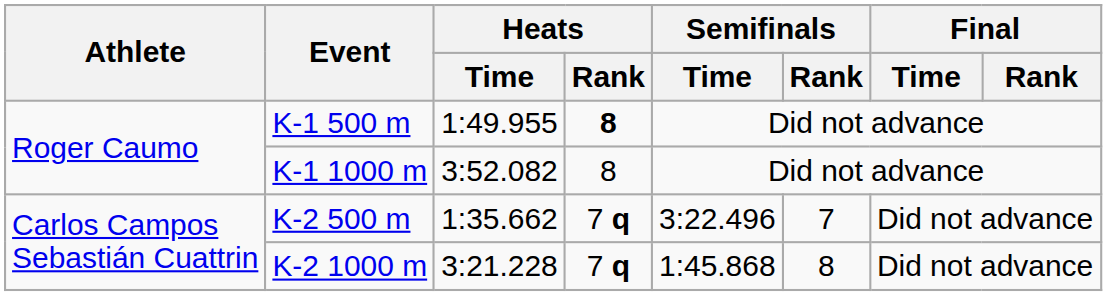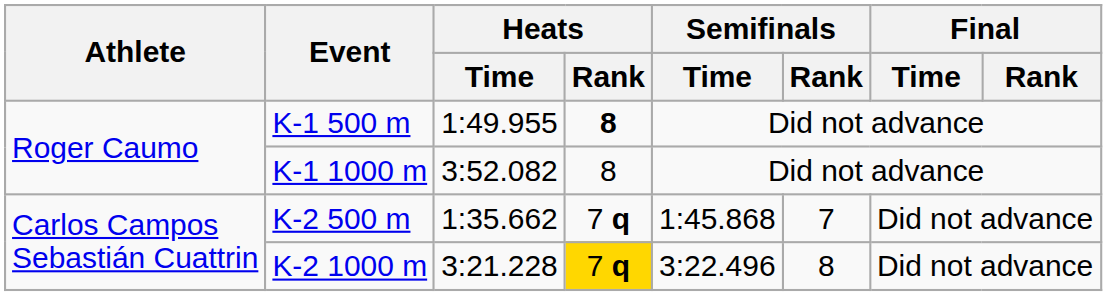(717, 218) 3:22.496 -> (717, 218) 1:45.868
(608, 266) no background -> (608, 266) gold background
(717, 266) 1:45.868 -> (717, 266) 3:22.496
